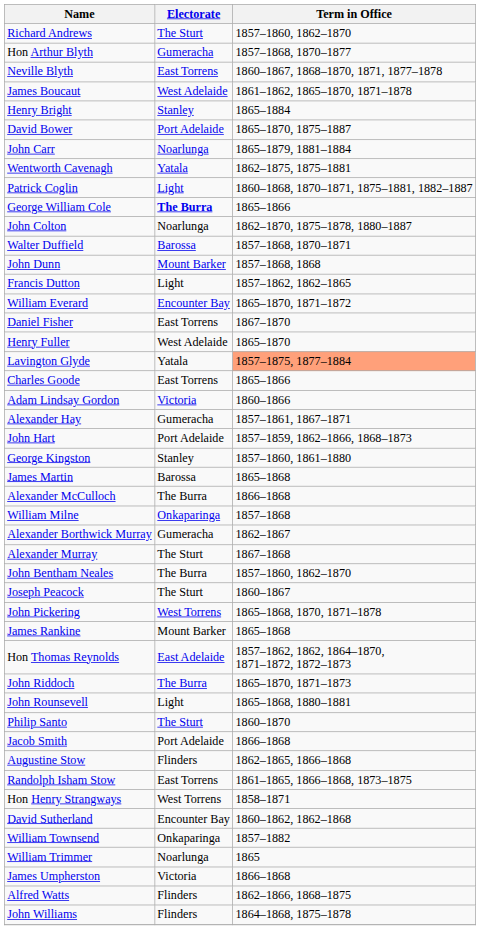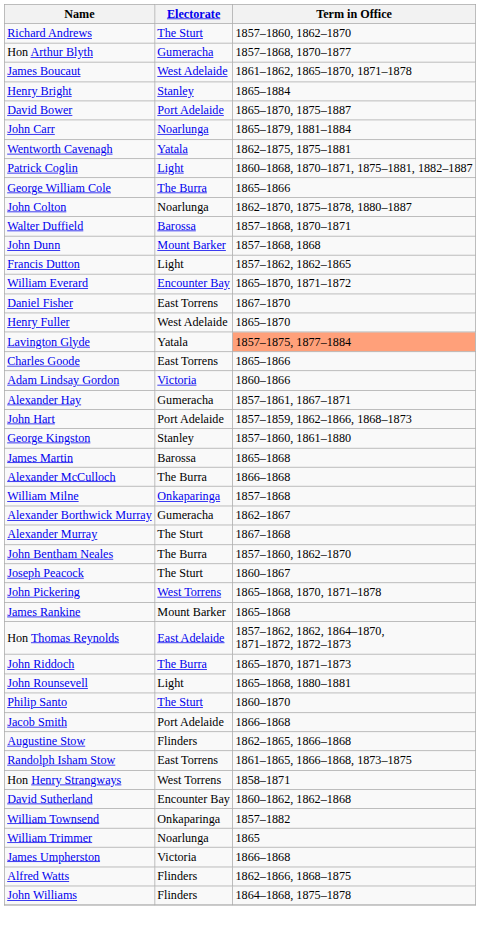- row: (40, 71)
(185, 206) bold -> (182, 187) normal
